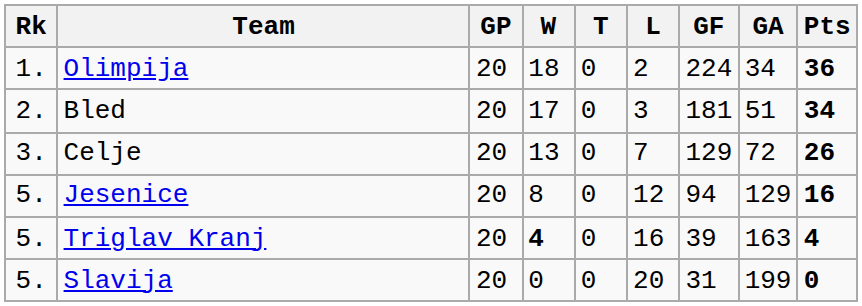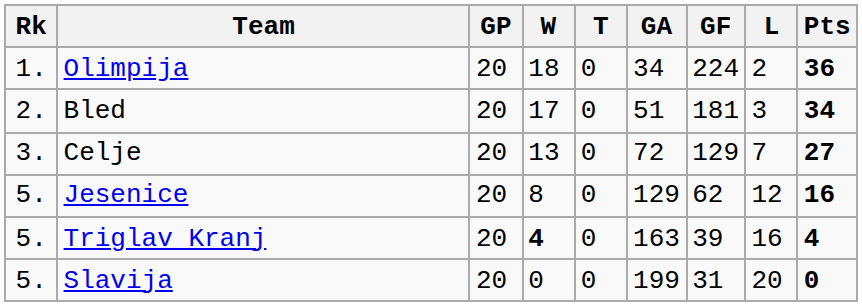columns swapped: (653, 26) <-> (768, 26)
(819, 153) 26 -> (819, 153) 27
(701, 196) 94 -> (708, 196) 62
